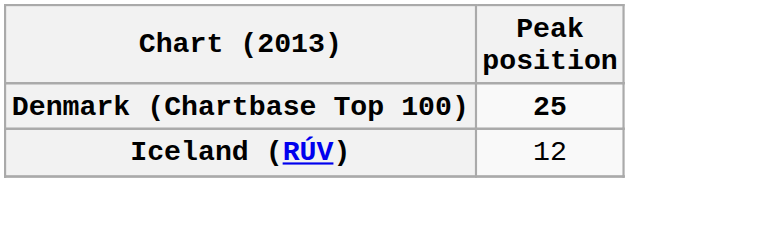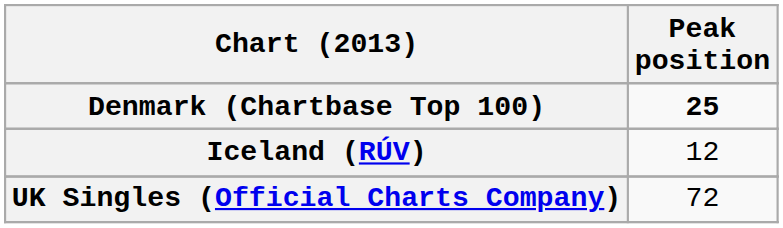+ row: (317, 199)
